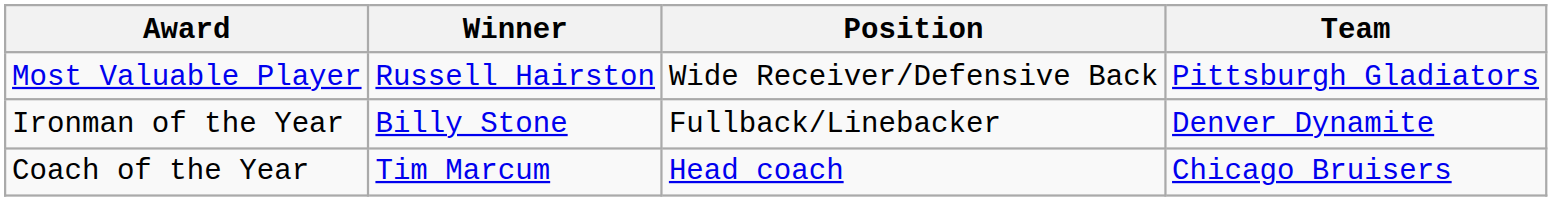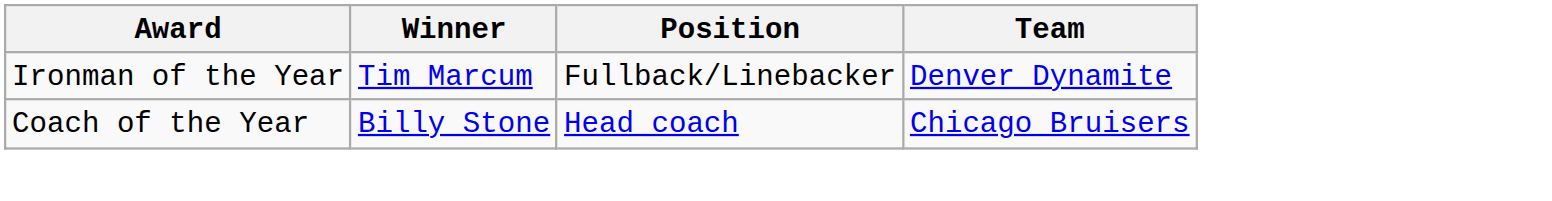- row: (187, 76)
(472, 124) Billy Stone -> (445, 76) Tim Marcum
(463, 171) Tim Marcum -> (454, 124) Billy Stone
